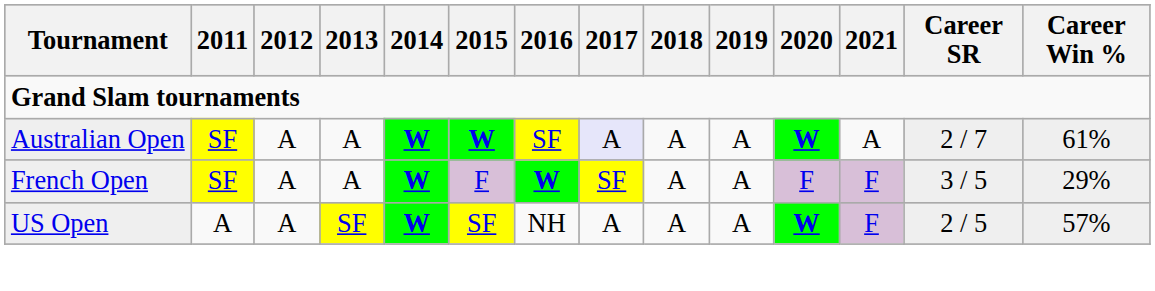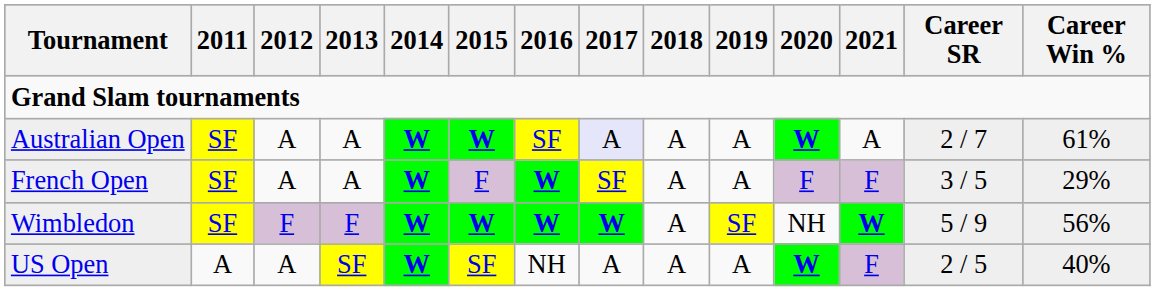+ row: (73, 222)
(1086, 222) 57% -> (1086, 264) 40%
